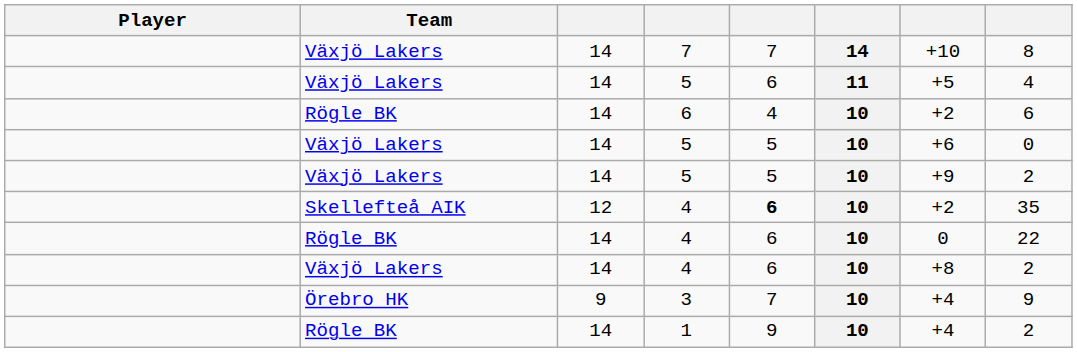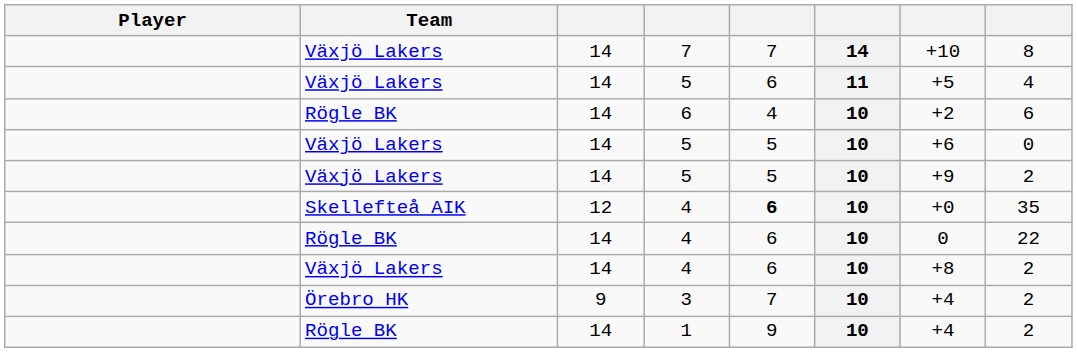(943, 207) +2 -> (943, 207) +0
(1028, 301) 9 -> (1028, 301) 2
